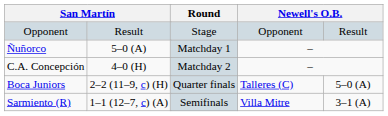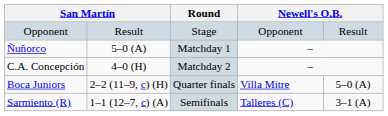(267, 84) Talleres (C) -> (265, 84) Villa Mitre
(265, 102) Villa Mitre -> (267, 102) Talleres (C)
